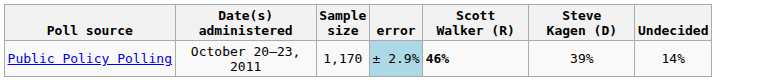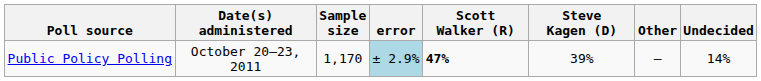+ column: (658, 30)
(437, 59) 46% -> (437, 59) 47%
